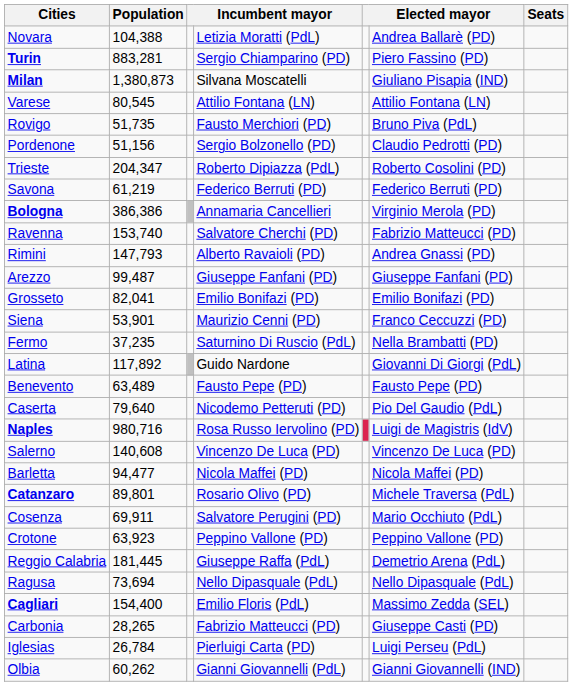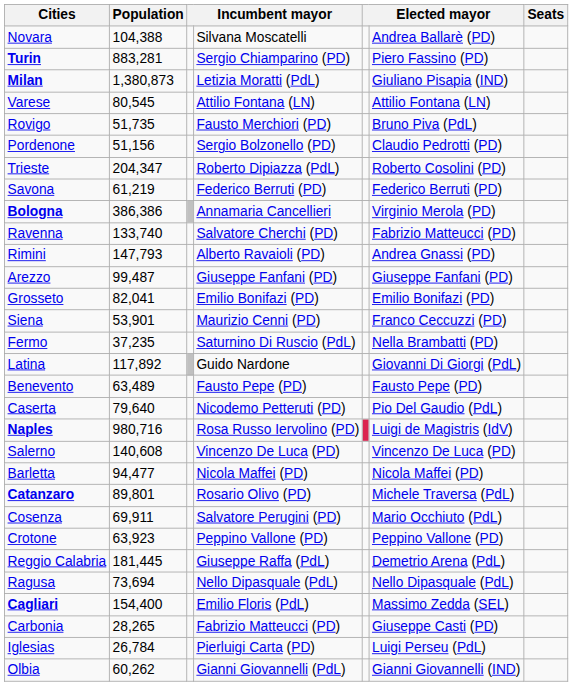(258, 37) Letizia Moratti (PdL) -> (251, 37) Silvana Moscatelli
(251, 80) Silvana Moscatelli -> (258, 80) Letizia Moratti (PdL)
(137, 233) 153,740 -> (137, 233) 133,740
